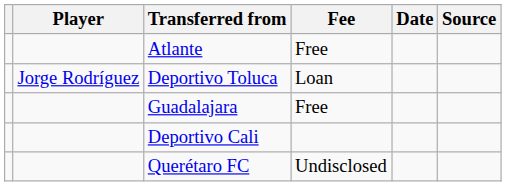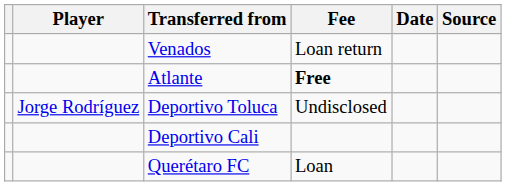+ row: (179, 48)
(311, 48) normal -> (313, 78) bold
(314, 78) Loan -> (341, 107) Undisclosed
- row: (193, 107)
(341, 166) Undisclosed -> (314, 166) Loan
